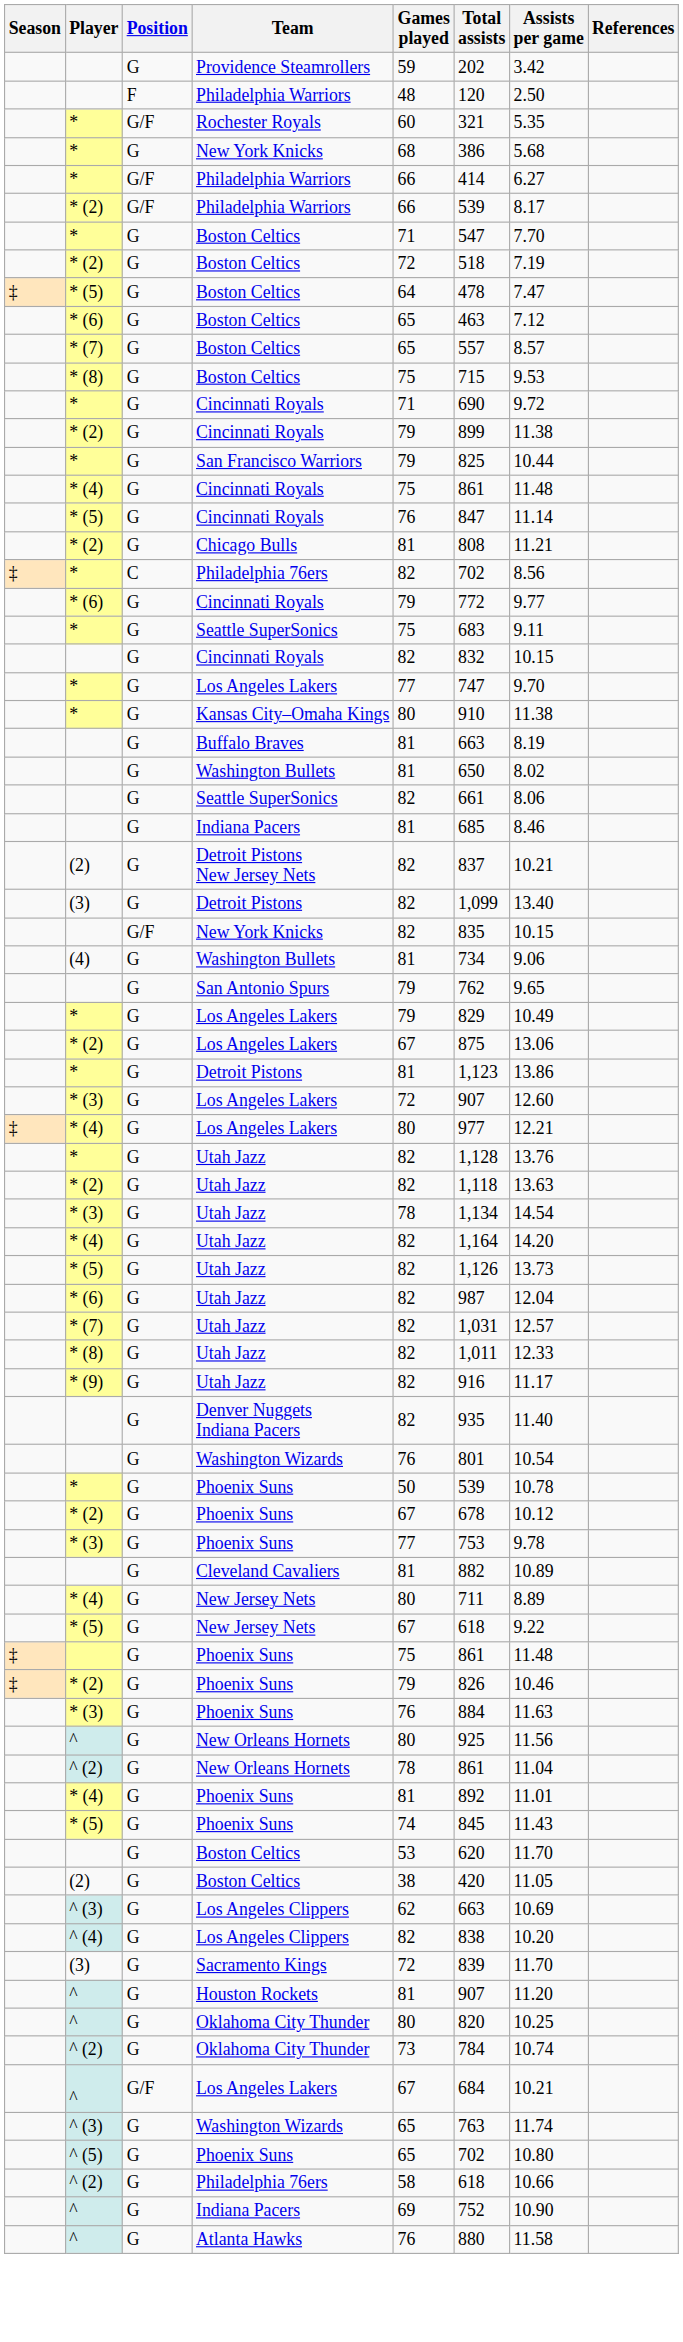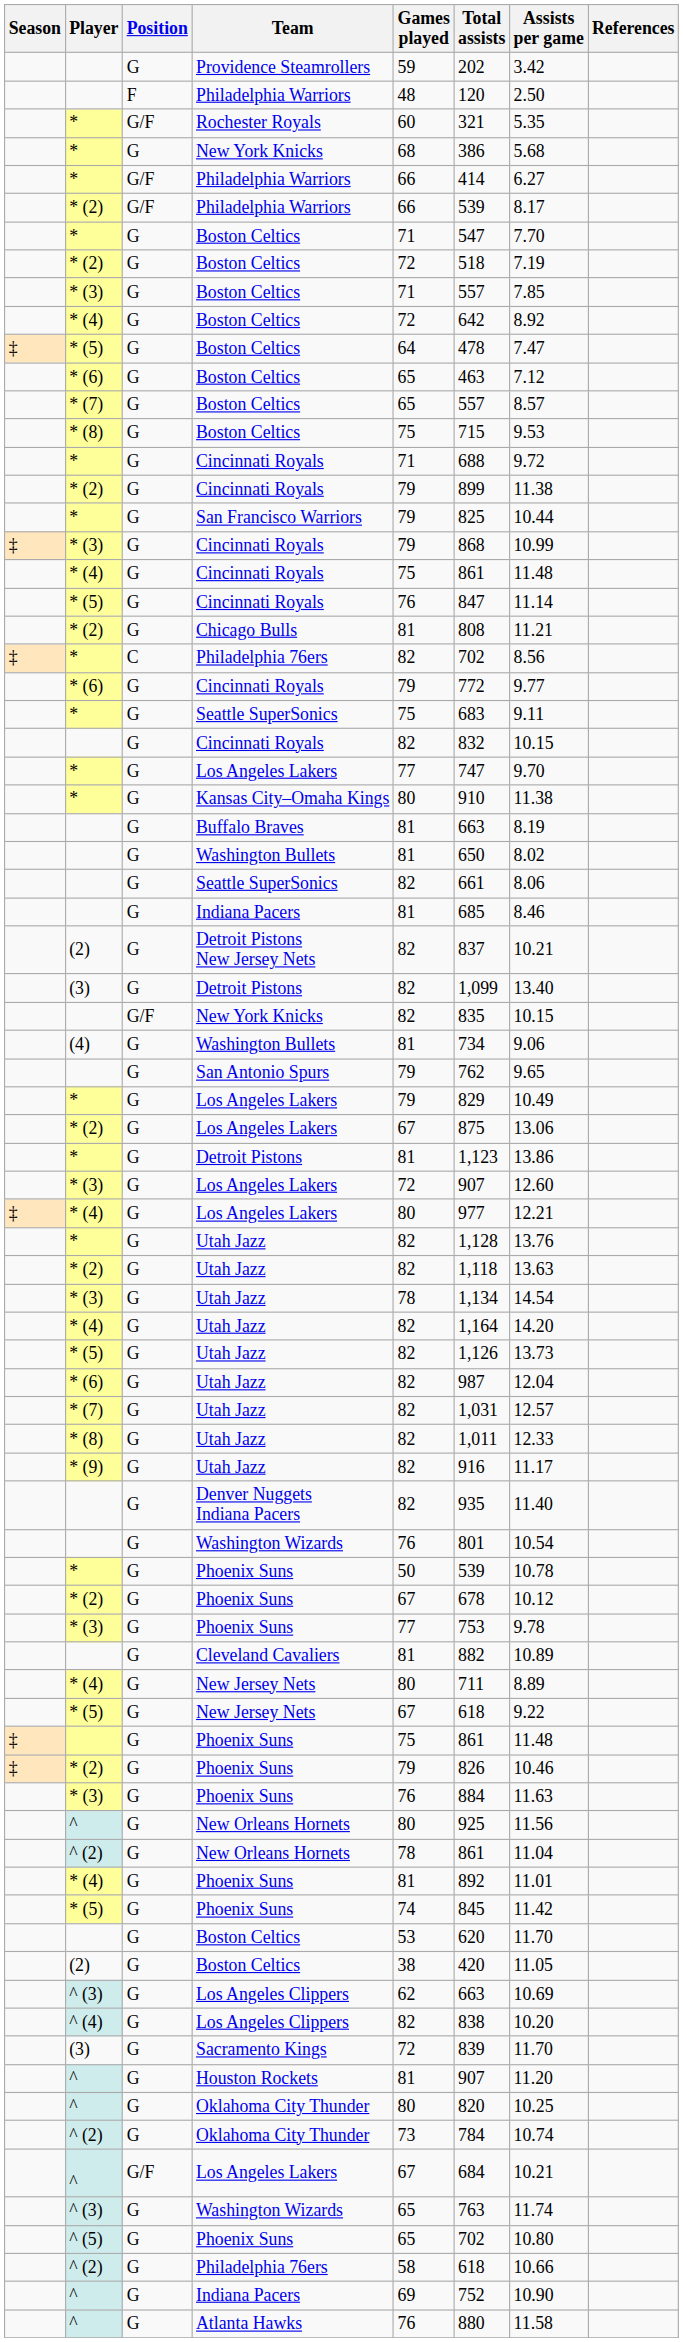+ row: (86, 292)
+ row: (86, 320)
(471, 404) 690 -> (471, 461) 688
+ row: (86, 545)
(533, 1824) 11.43 -> (533, 1909) 11.42
